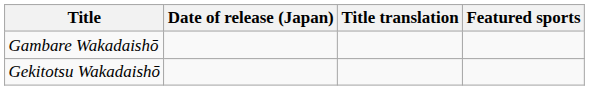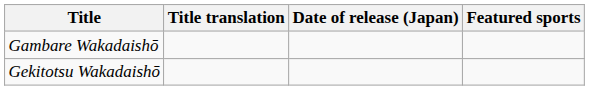columns swapped: (400, 17) <-> (251, 17)
